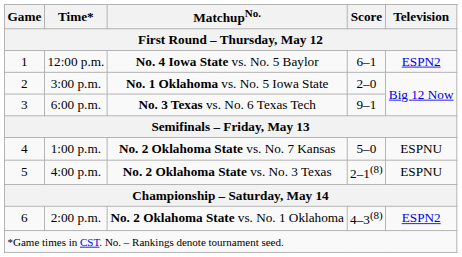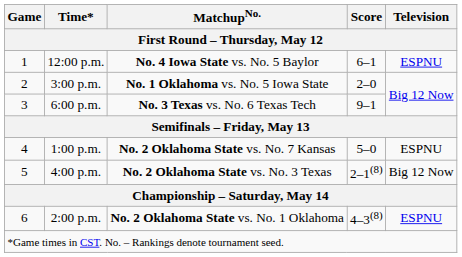(421, 61) ESPN2 -> (421, 61) ESPNU
(421, 172) ESPNU -> (421, 172) Big 12 Now
(421, 218) ESPN2 -> (421, 218) ESPNU
